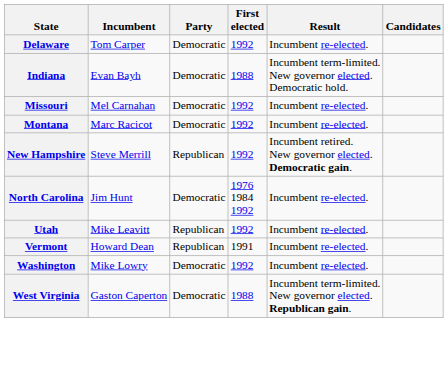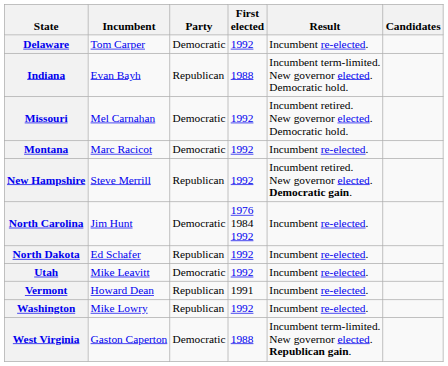(199, 75) Democratic -> (198, 75) Republican
(319, 105) Incumbent re-elected. -> (321, 118) Incumbent retired. New governor elected. Democratic hold.
+ row: (46, 254)
(198, 229) Republican -> (199, 272) Democratic
(199, 265) Democratic -> (198, 308) Republican
